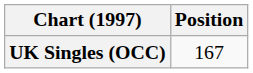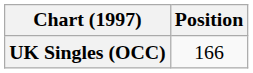(209, 51) 167 -> (209, 51) 166
